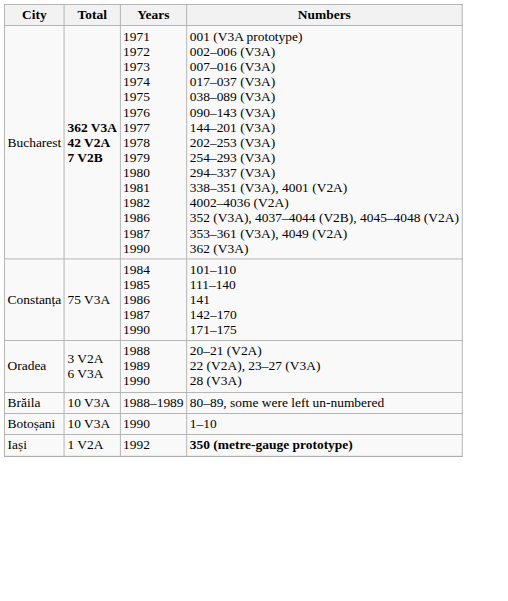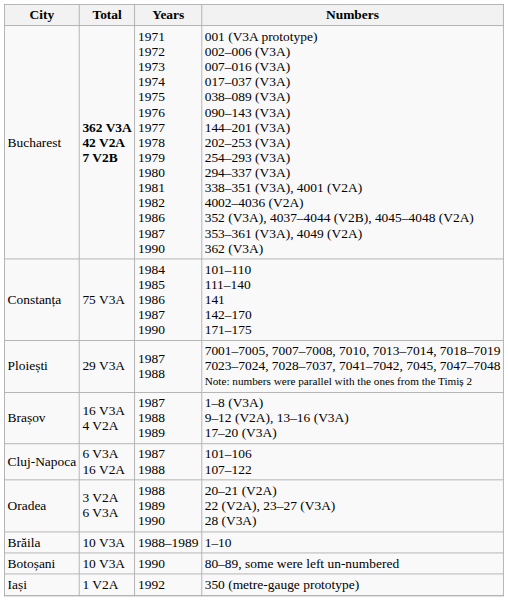+ row: (28, 366)
+ row: (27, 417)
+ row: (42, 461)
(287, 402) 80–89, some were left un-numbered -> (218, 542) 1–10
(203, 424) 1–10 -> (302, 563) 80–89, some were left un-numbered
(271, 445) bold -> (282, 584) normal
